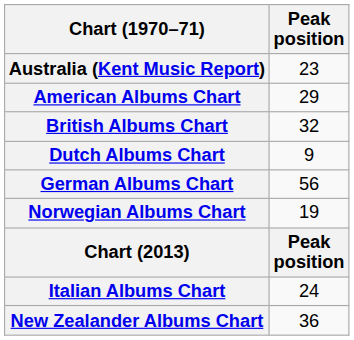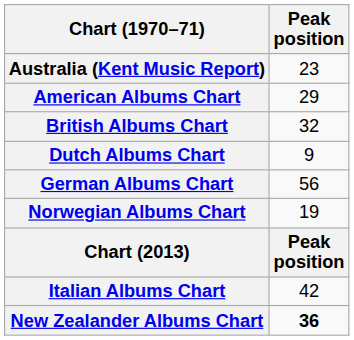(309, 291) 24 -> (309, 291) 42
(309, 320) normal -> (309, 320) bold
